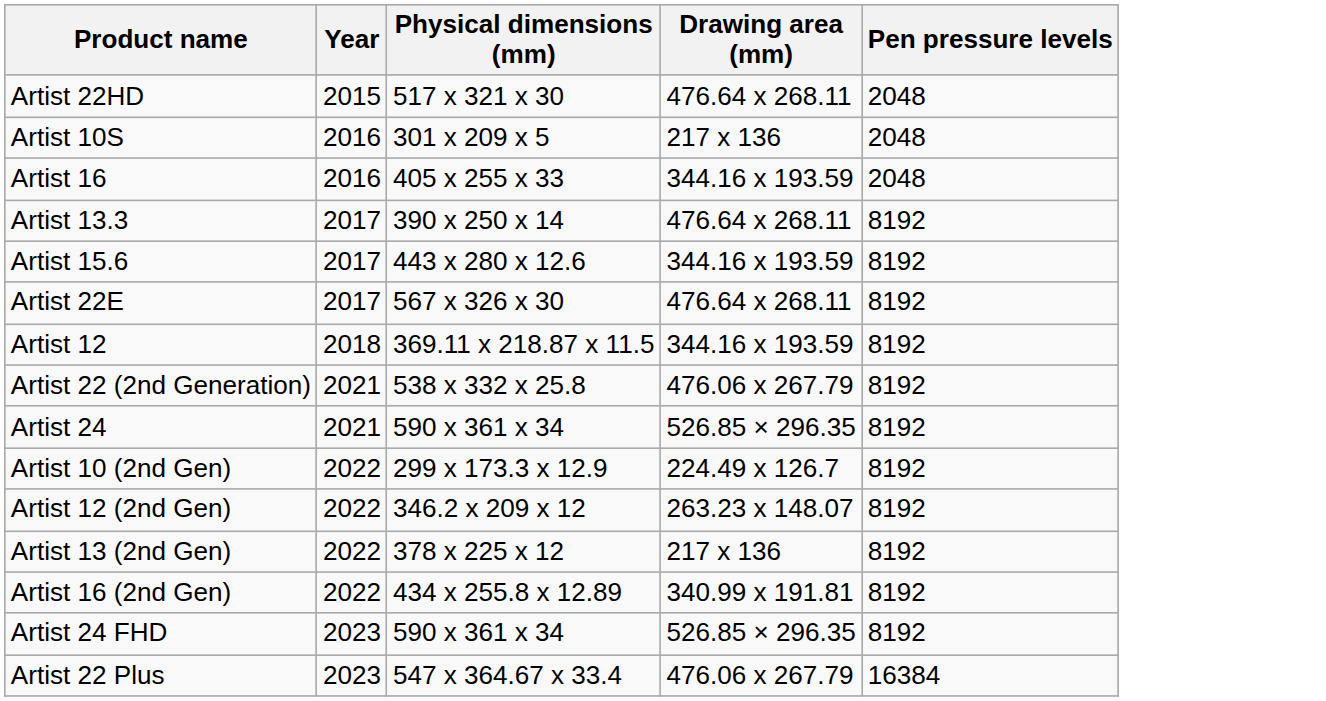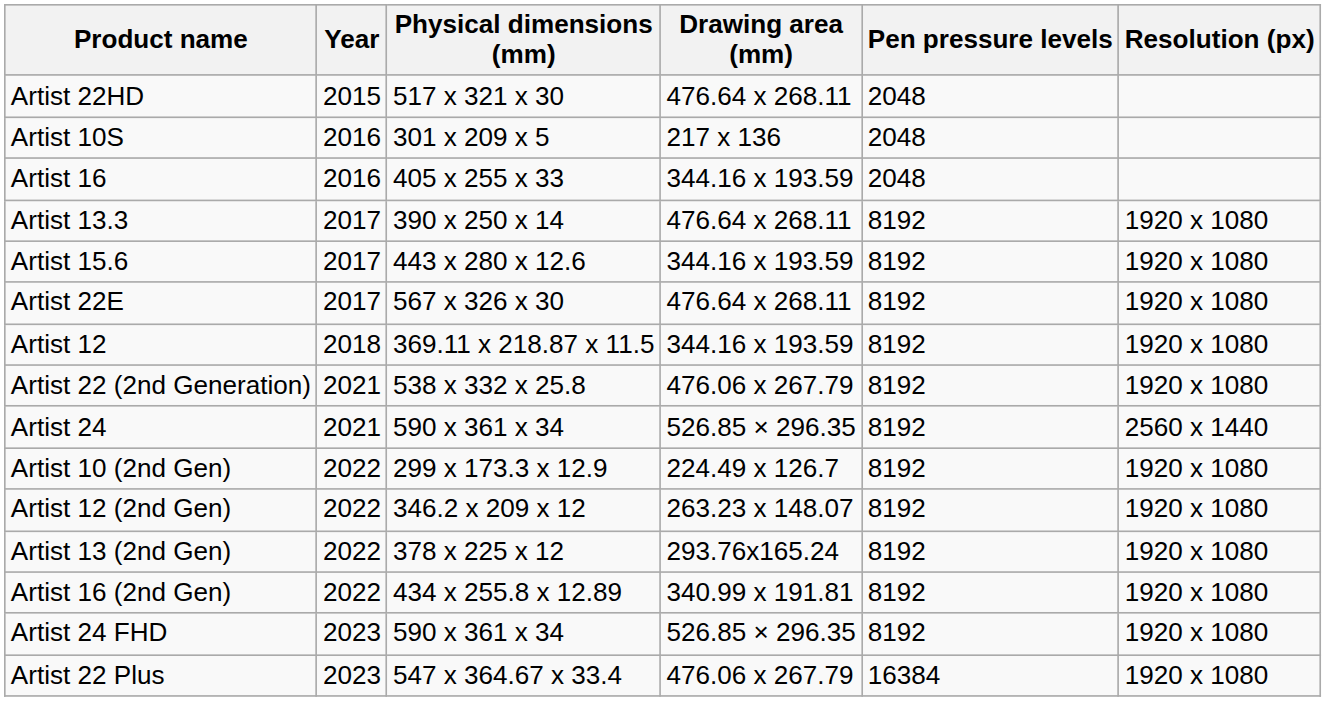+ column: (1220, 39)
(724, 550) 217 x 136 -> (753, 550) 293.76x165.24
